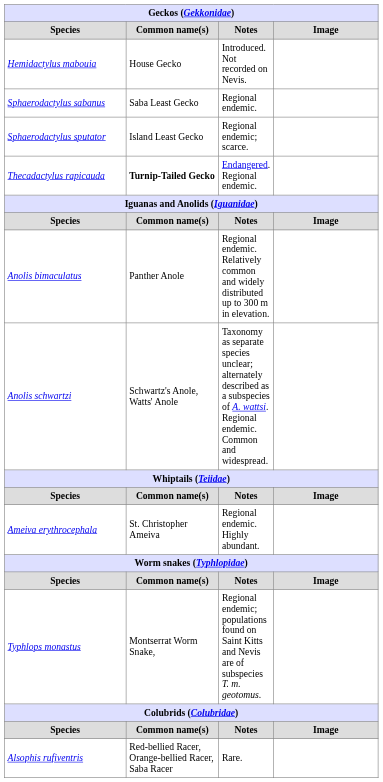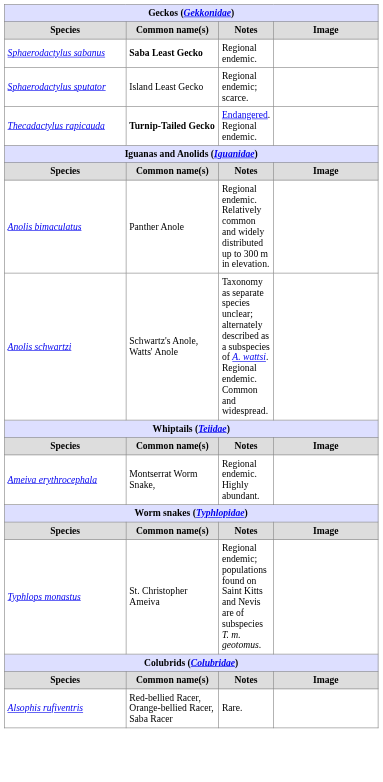- row: (52, 64)
(164, 103) normal -> (166, 53) bold
(158, 529) St. Christopher Ameiva -> (163, 480) Montserrat Worm Snake,
(163, 646) Montserrat Worm Snake, -> (158, 596) St. Christopher Ameiva
